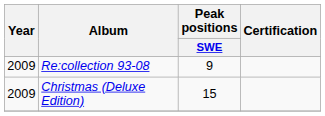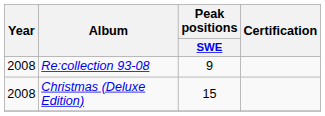(21, 66) 2009 -> (21, 66) 2008
(21, 93) 2009 -> (21, 93) 2008
